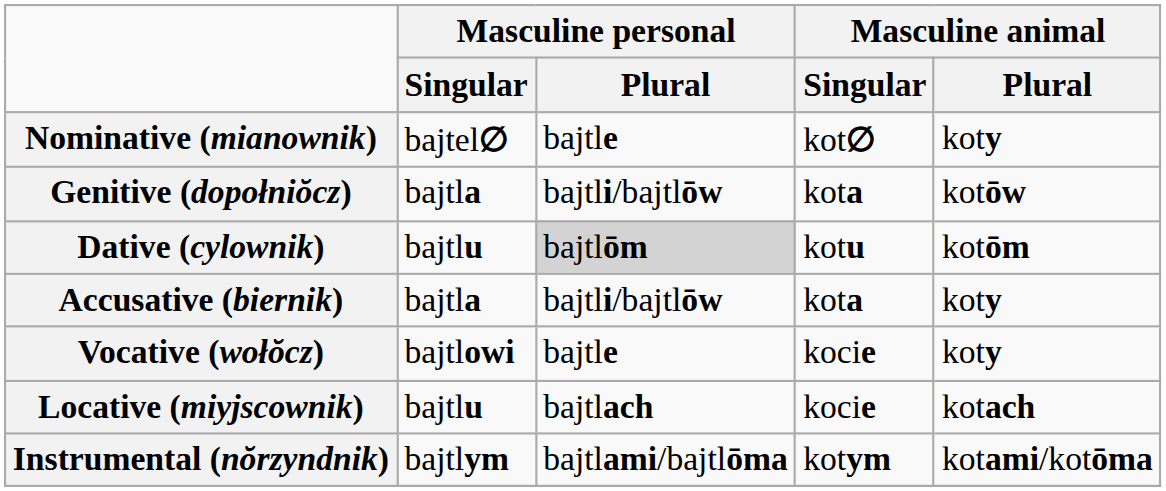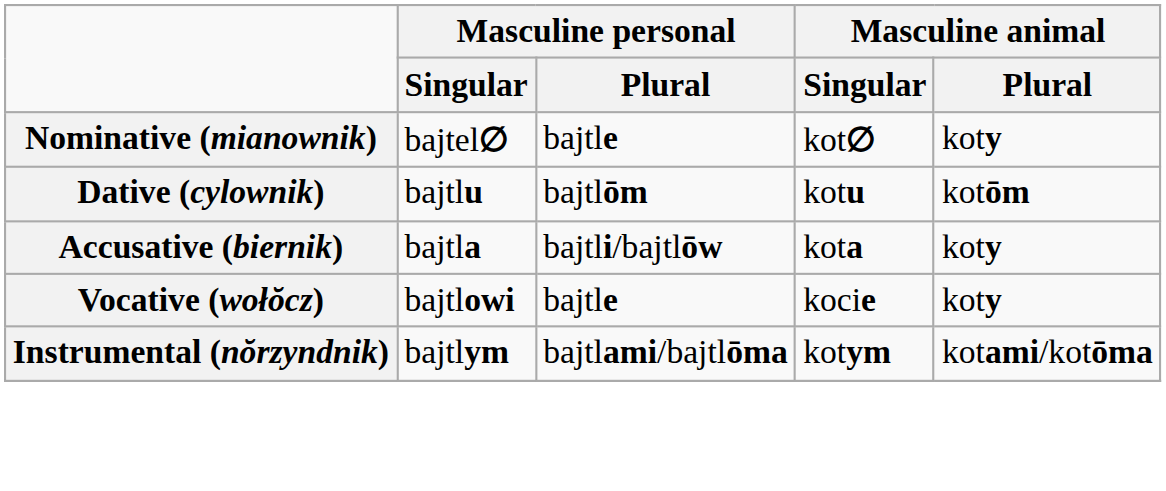- row: (201, 193)
(595, 246) lightgrey background -> (595, 193) no background
- row: (201, 406)
